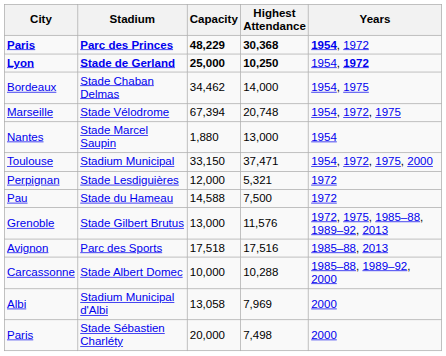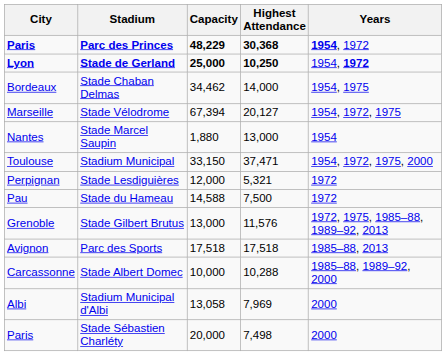(261, 112) 20,748 -> (261, 112) 20,127
(261, 248) 17,516 -> (261, 248) 17,518
